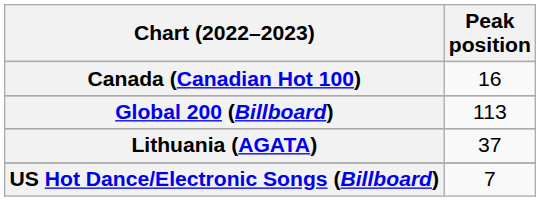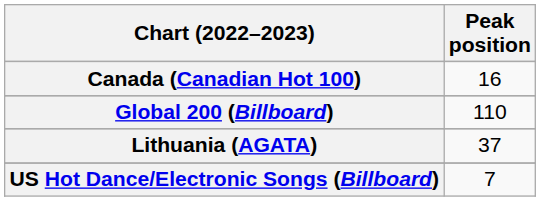(490, 111) 113 -> (490, 111) 110
